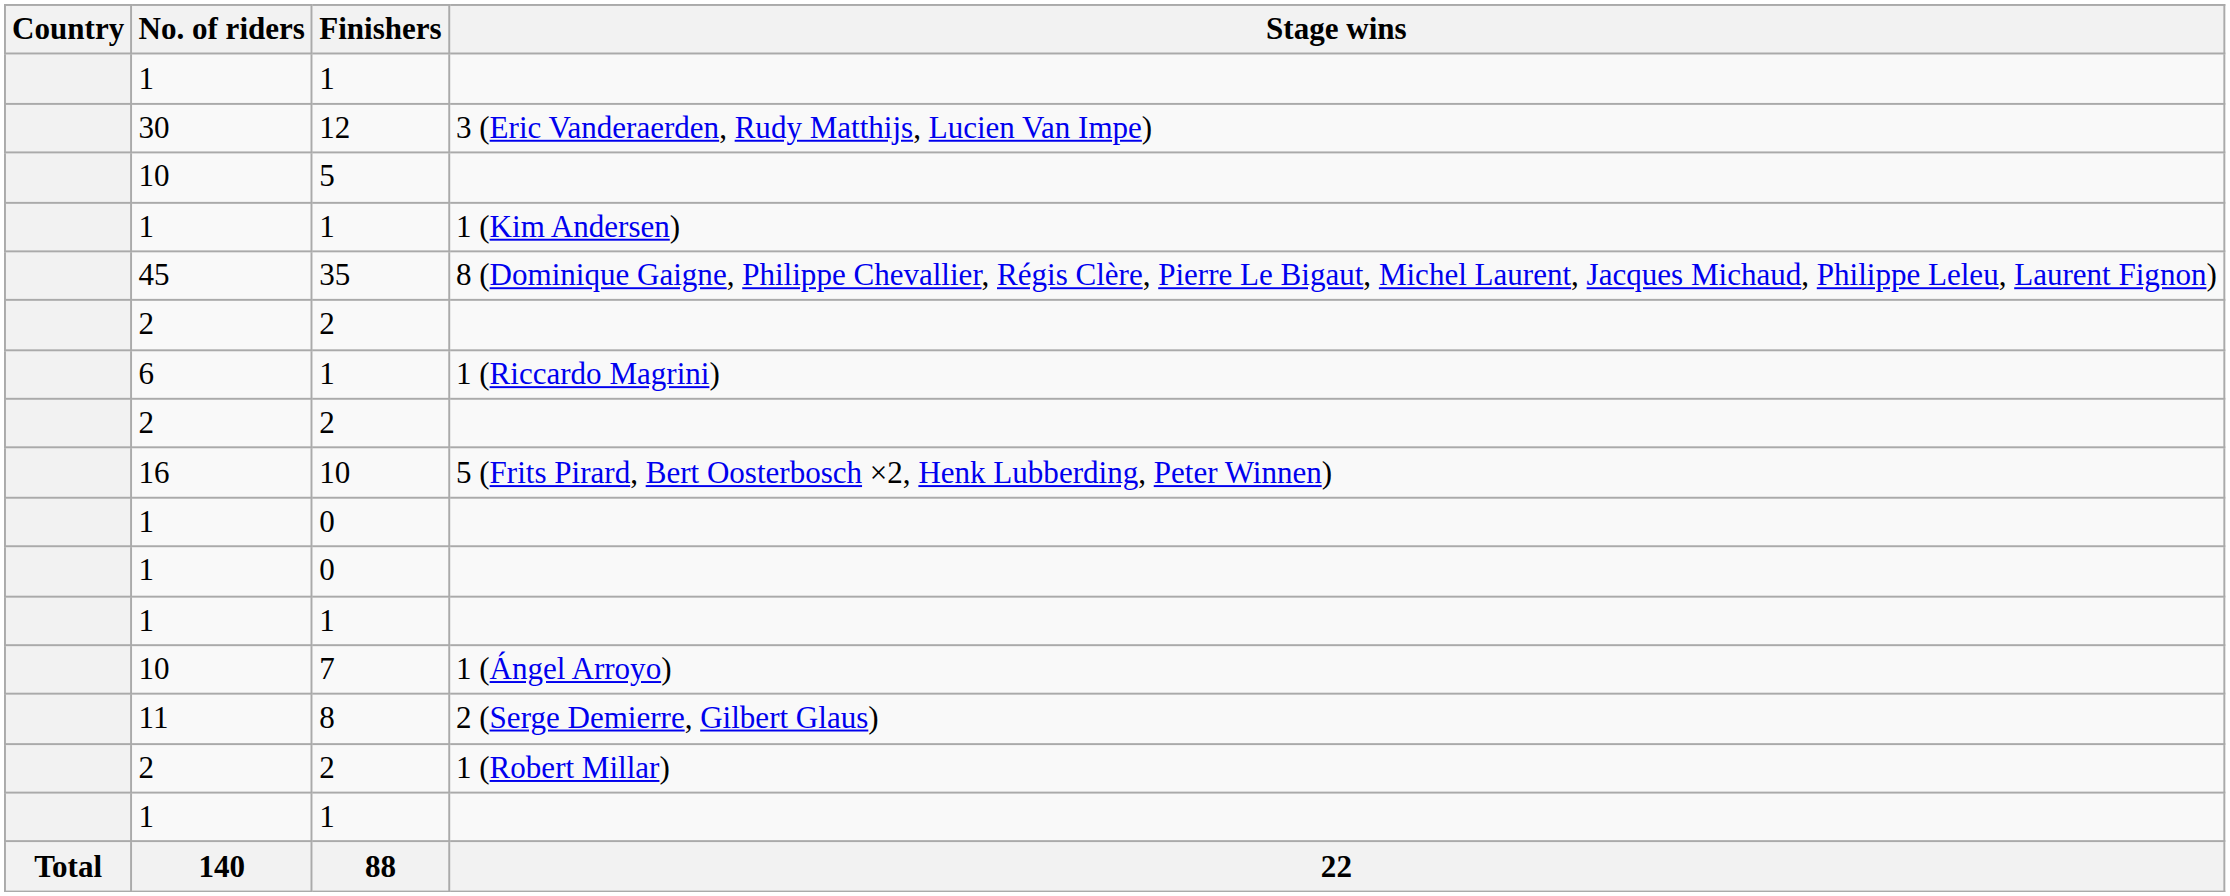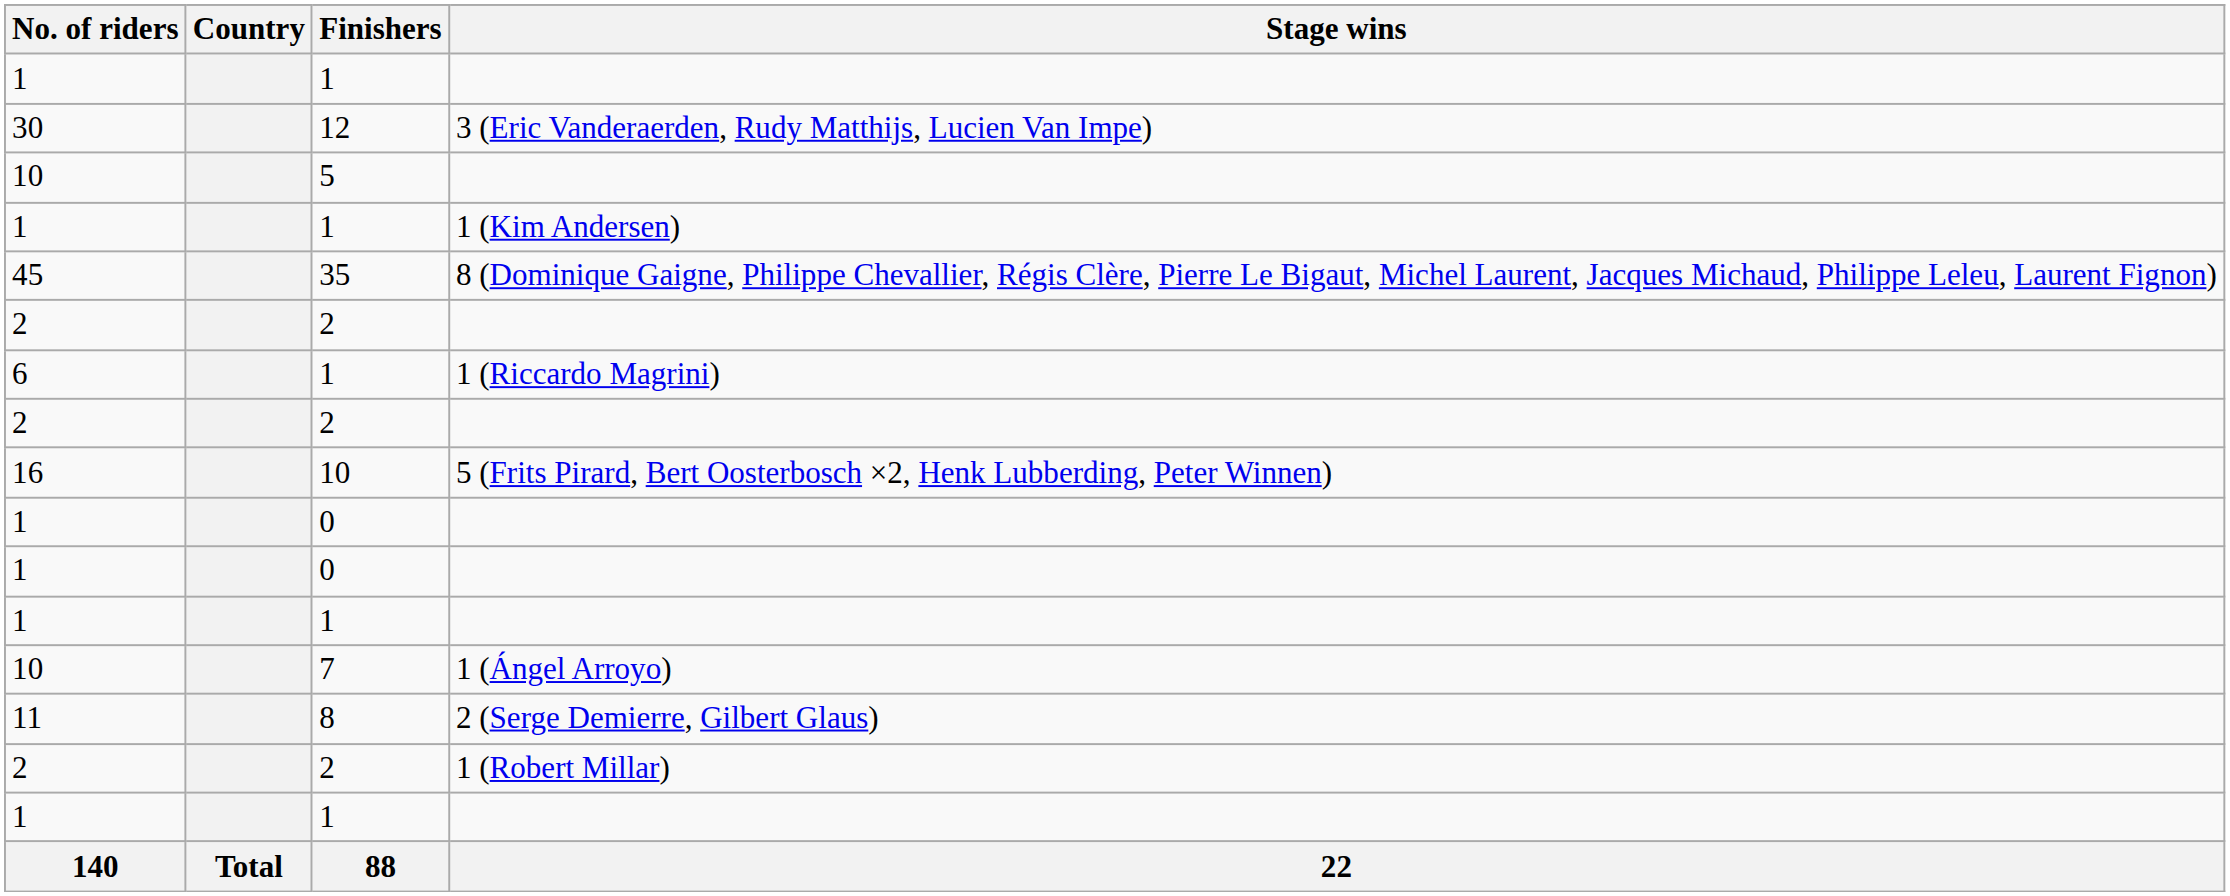columns swapped: (68, 29) <-> (222, 29)
